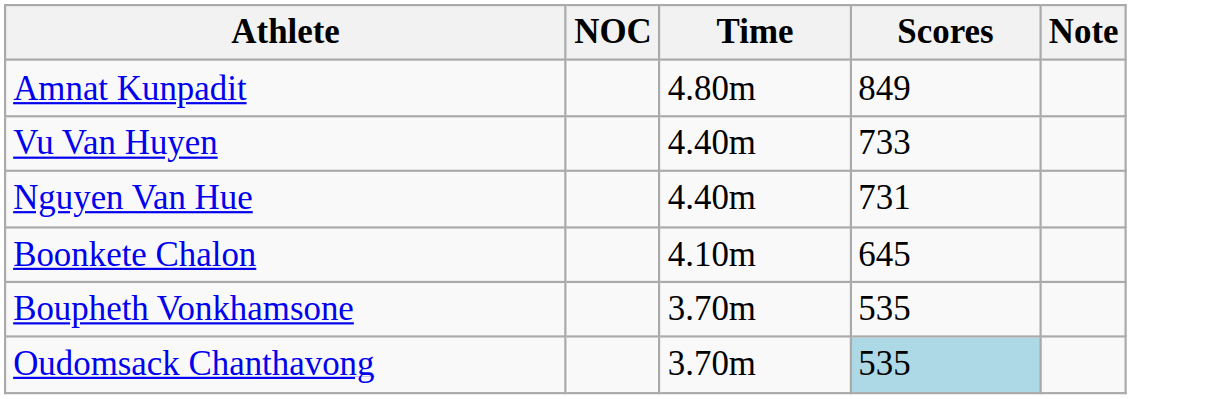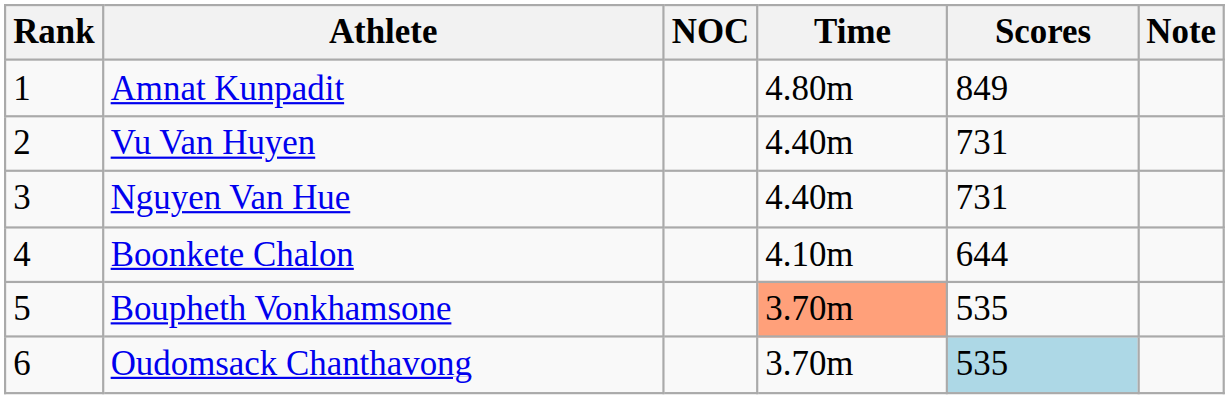+ column: (54, 32)
(884, 142) 733 -> (982, 142) 731
(884, 253) 645 -> (982, 253) 644
(712, 308) no background -> (809, 308) lightsalmon background
